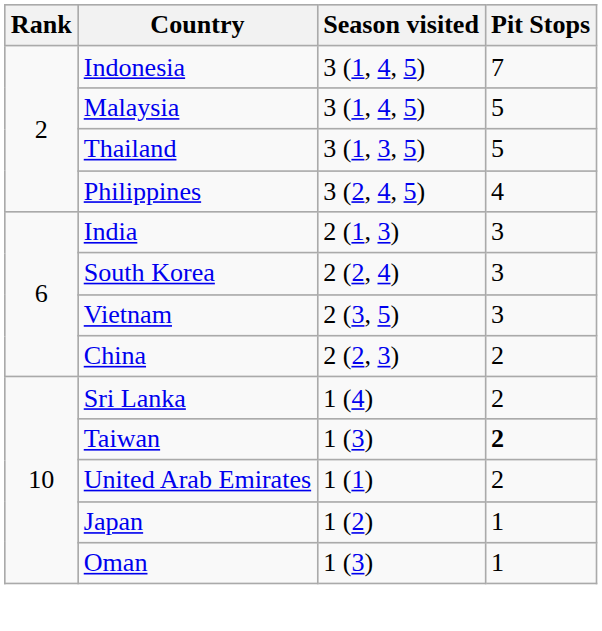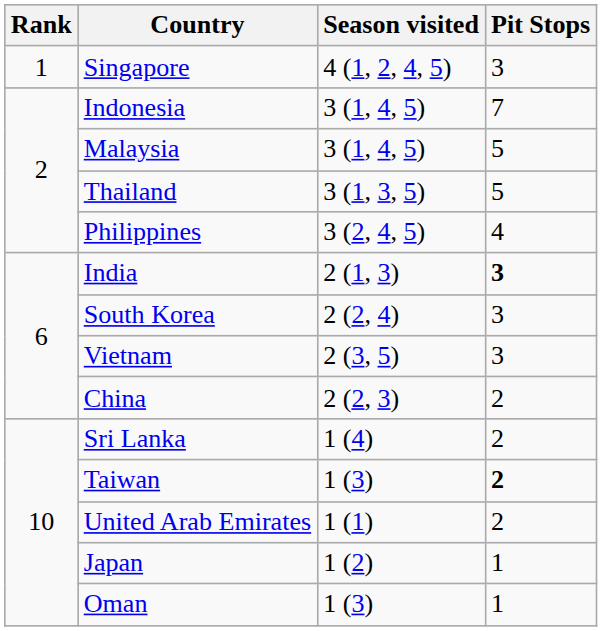+ row: (137, 66)
(498, 231) normal -> (498, 273) bold
